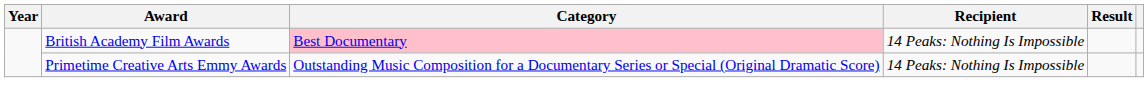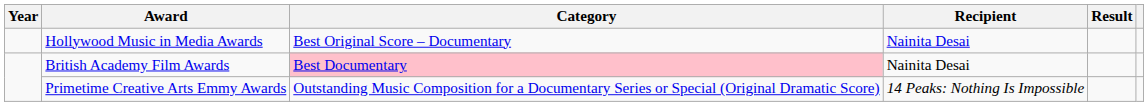+ row: (154, 40)
(985, 40) 14 Peaks: Nothing Is Impossible -> (928, 64) Nainita Desai
